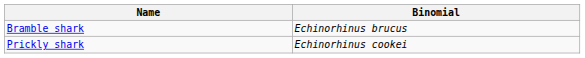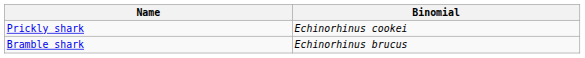rows swapped: (45, 29) <-> (45, 45)
